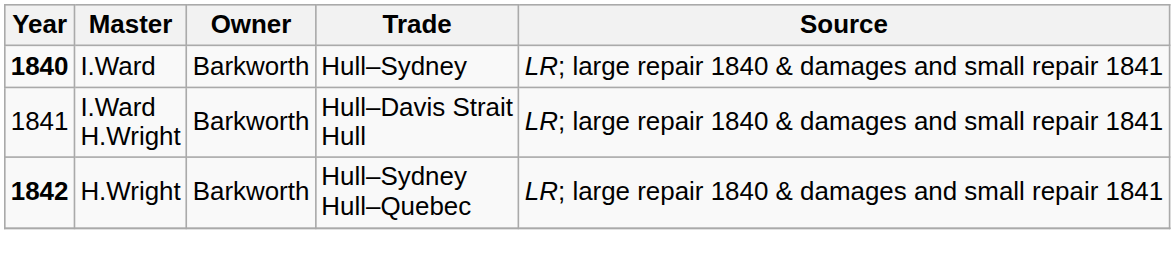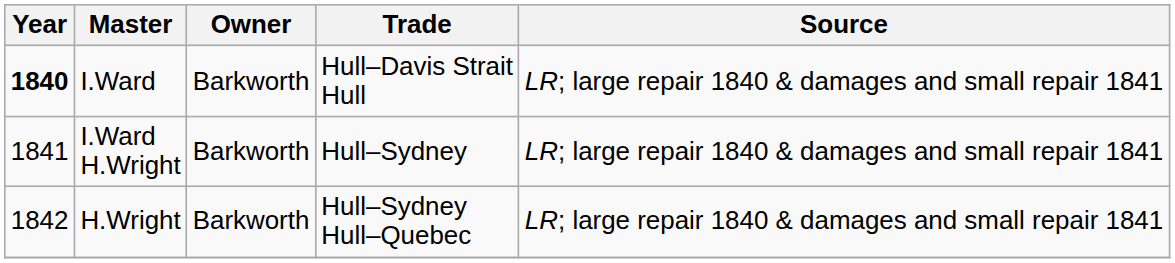(394, 66) Hull–Sydney -> (417, 80) Hull–Davis Strait Hull
(417, 121) Hull–Davis Strait Hull -> (394, 151) Hull–Sydney
(40, 192) bold -> (40, 221) normal
